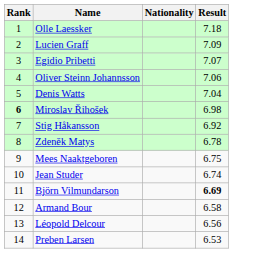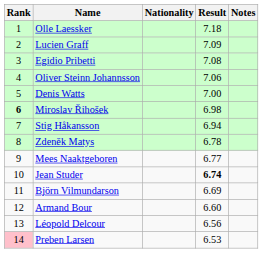+ column: (243, 12)
(212, 61) 7.07 -> (212, 61) 7.08
(212, 93) 7.04 -> (212, 93) 7.00
(212, 126) 6.92 -> (212, 126) 6.94
(212, 158) 6.75 -> (212, 158) 6.77
(212, 175) normal -> (212, 175) bold
(212, 191) bold -> (212, 191) normal
(212, 207) 6.58 -> (212, 207) 6.60
(19, 239) no background -> (19, 239) pink background
